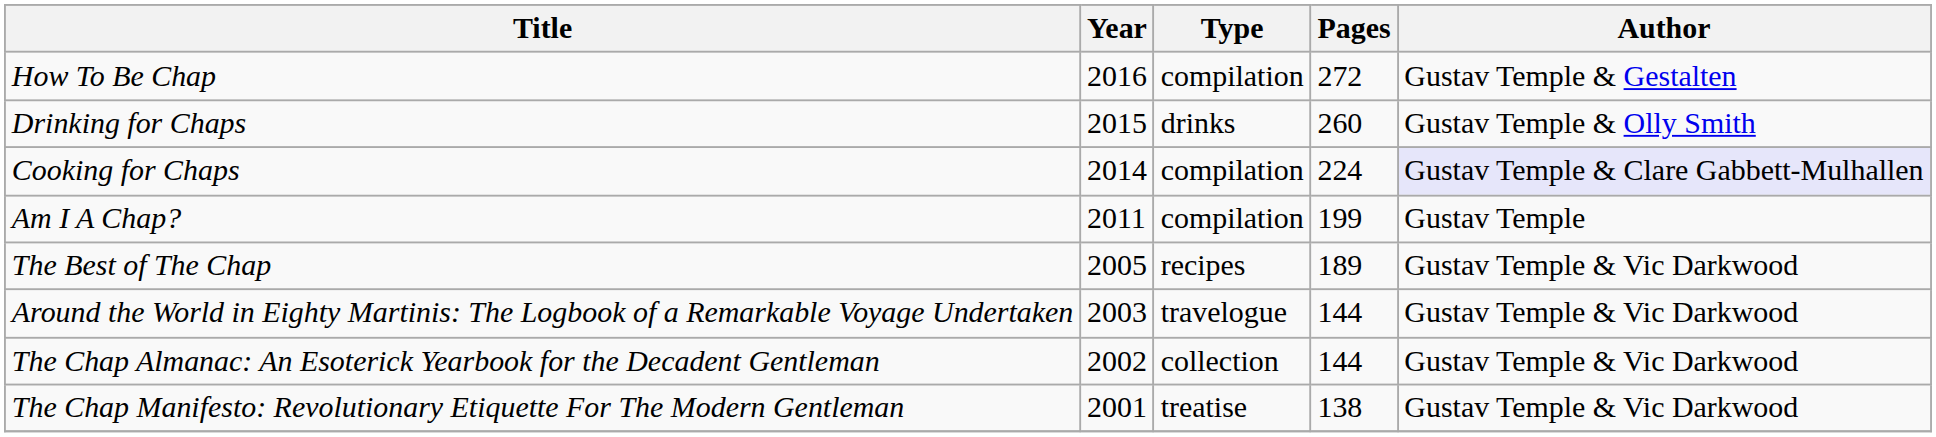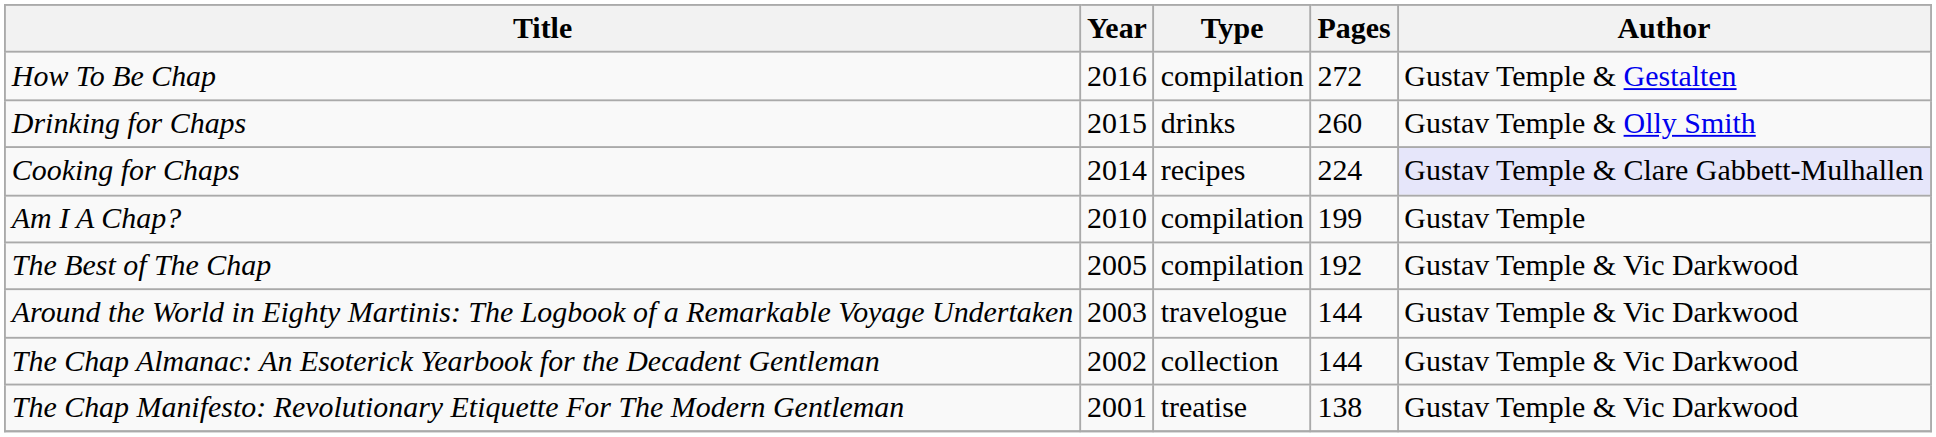(1232, 170) compilation -> (1203, 170) recipes
(1116, 218) 2011 -> (1117, 218) 2010
(1203, 265) recipes -> (1232, 265) compilation
(1340, 265) 189 -> (1340, 265) 192
